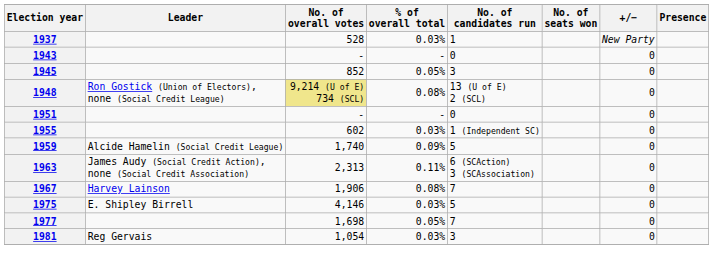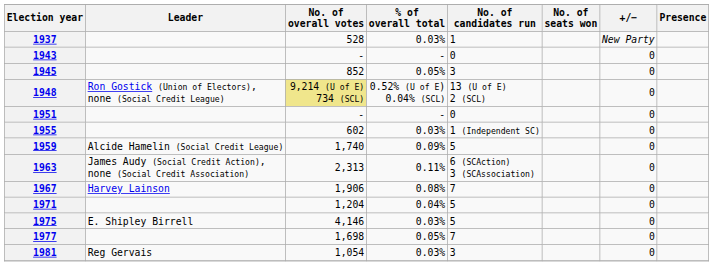(430, 93) 0.08% -> (408, 93) 0.52% (U of E) 0.04% (SCL)
+ row: (45, 205)
